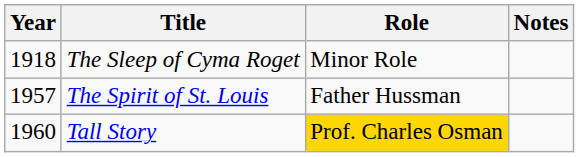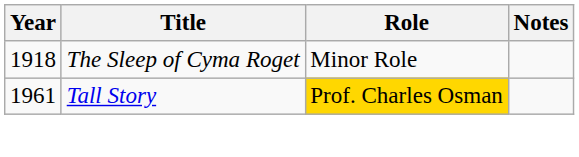- row: (168, 95)
(33, 132) 1960 -> (33, 95) 1961
